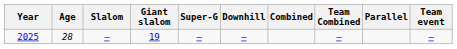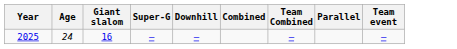- column: (107, 17)
(67, 37) 28 -> (67, 37) 24
(154, 37) 19 -> (107, 37) 16
